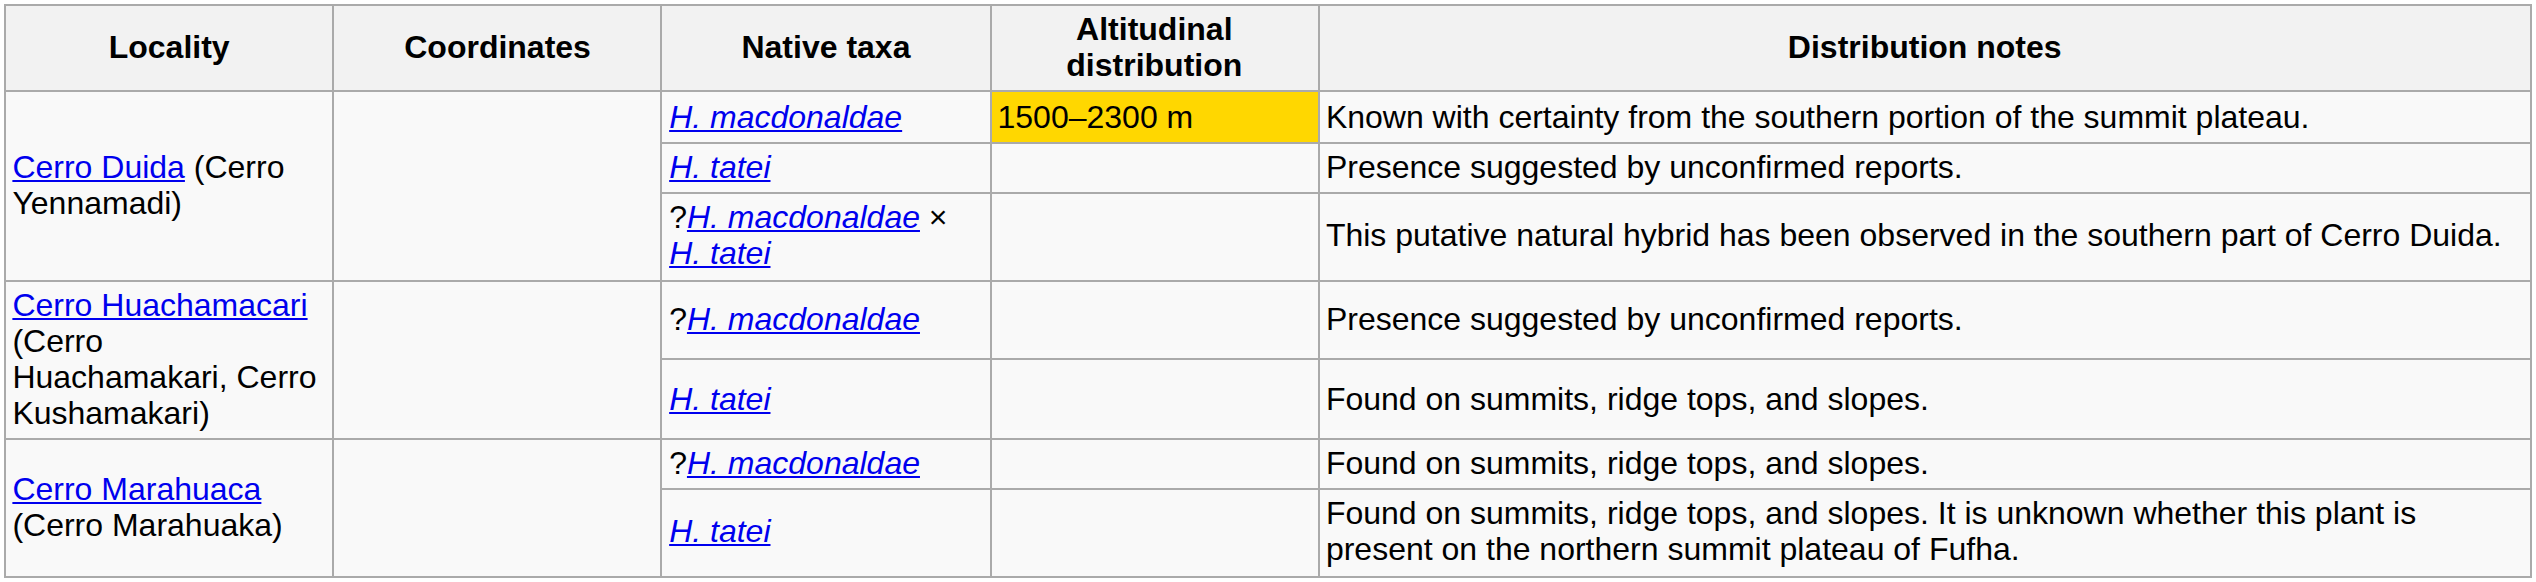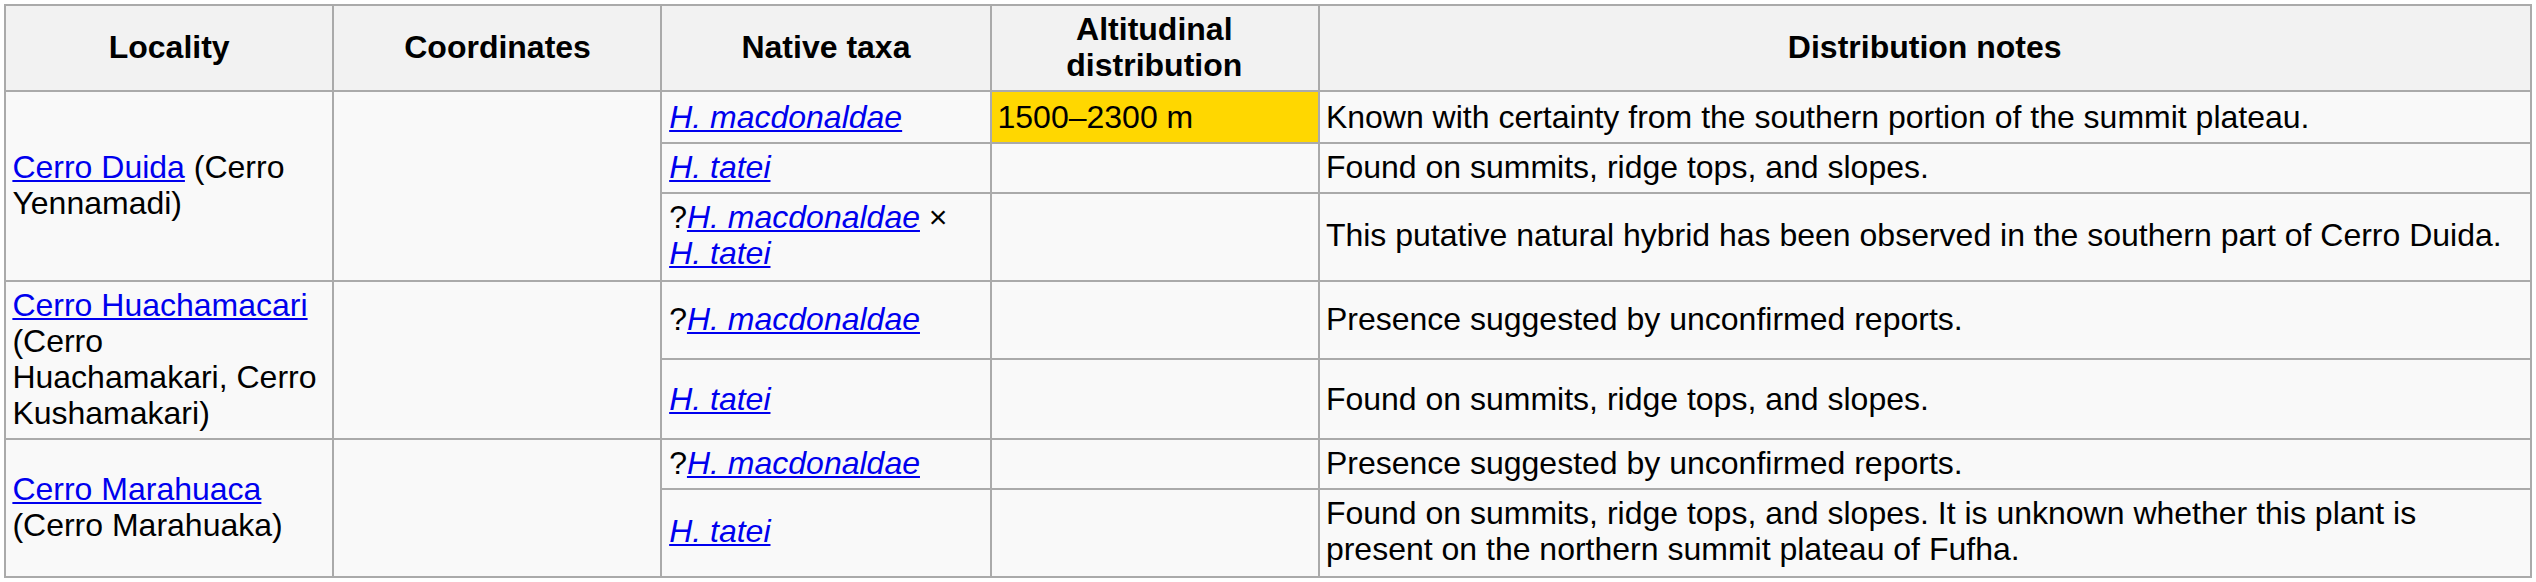(1644, 167) Presence suggested by unconfirmed reports. -> (1627, 167) Found on summits, ridge tops, and slopes.
(1627, 463) Found on summits, ridge tops, and slopes. -> (1644, 463) Presence suggested by unconfirmed reports.
